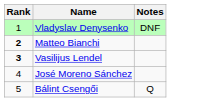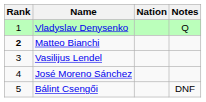+ column: (152, 12)
(150, 27) DNF -> (185, 27) Q
(18, 58) bold -> (18, 58) normal
(150, 89) Q -> (185, 89) DNF
